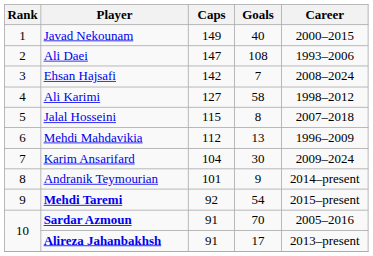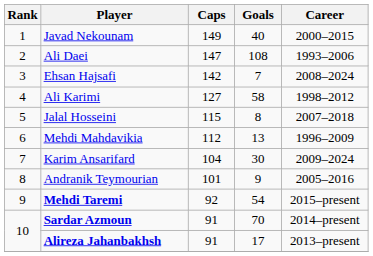(325, 179) 2014–present -> (325, 179) 2005–2016
(325, 220) 2005–2016 -> (325, 220) 2014–present
